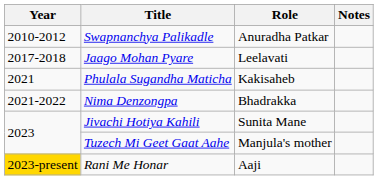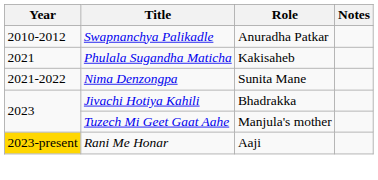- row: (138, 57)
(267, 100) Bhadrakka -> (272, 79) Sunita Mane
(272, 121) Sunita Mane -> (267, 100) Bhadrakka
